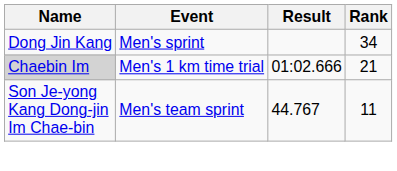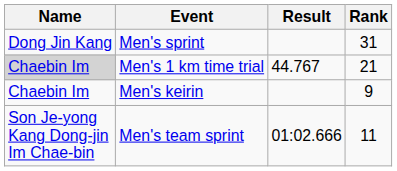(369, 42) 34 -> (369, 42) 31
(307, 67) 01:02.666 -> (296, 67) 44.767
+ row: (161, 92)
(296, 110) 44.767 -> (307, 135) 01:02.666
